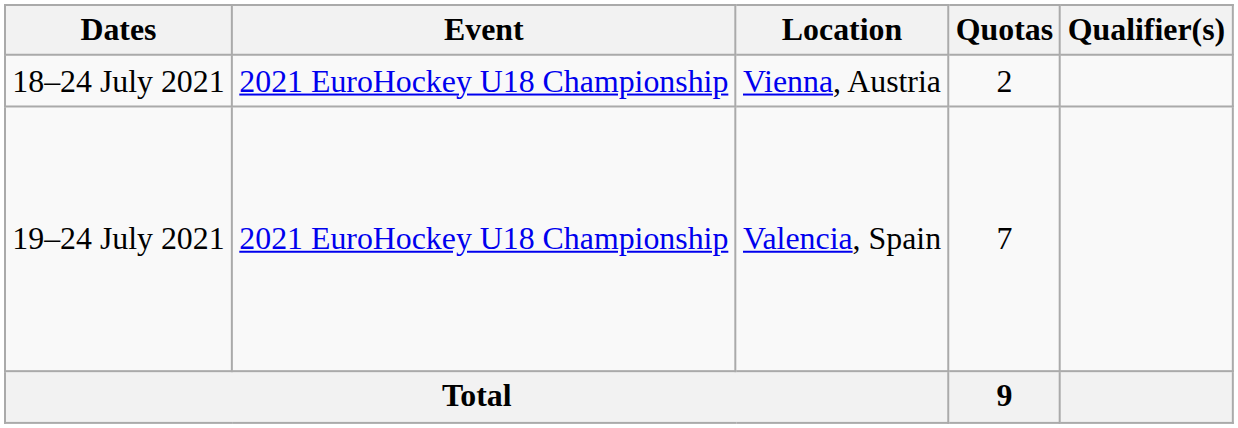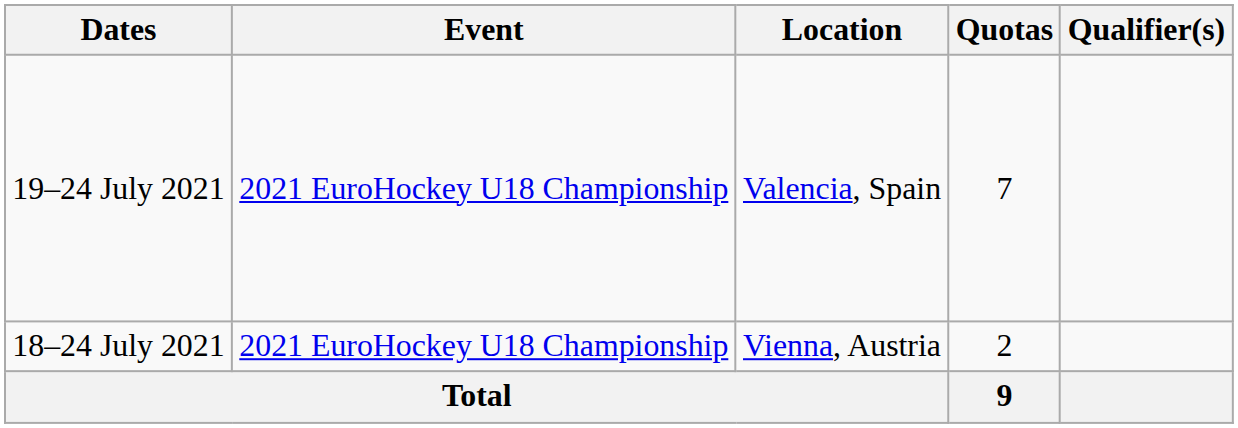rows swapped: (118, 238) <-> (118, 80)
